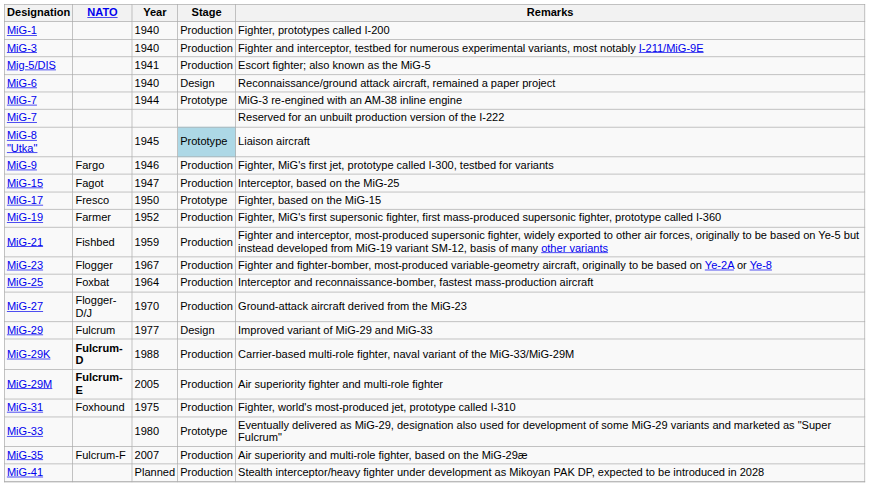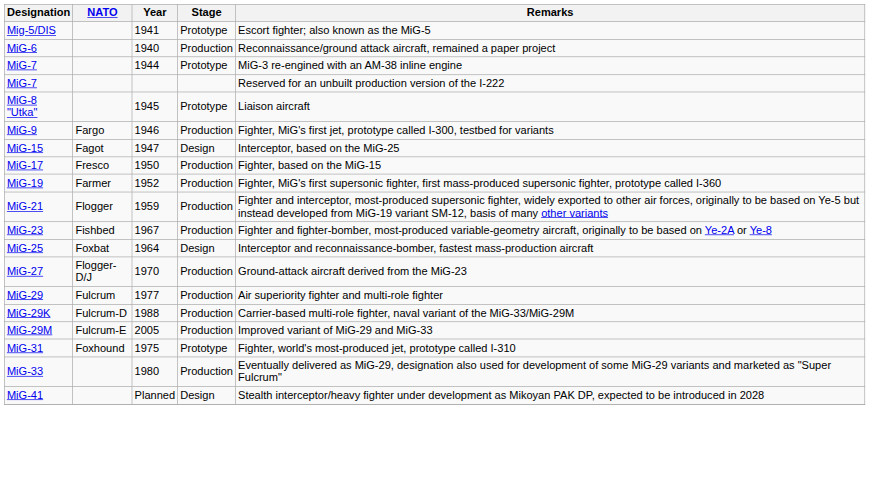- row: (22, 30)
- row: (22, 48)
(207, 65) Production -> (204, 30) Prototype
(197, 83) Design -> (207, 48) Production
(204, 142) lightblue background -> (204, 107) no background
(207, 183) Production -> (197, 148) Design
(204, 200) Prototype -> (207, 165) Production
(95, 241) Fishbed -> (94, 206) Flogger
(94, 265) Flogger -> (95, 230) Fishbed
(207, 283) Production -> (197, 248) Design
(197, 330) Design -> (207, 295) Production
(335, 330) Improved variant of MiG-29 and MiG-33 -> (341, 295) Air superiority fighter and multi-role fighter
(99, 354) bold -> (101, 313) normal
(99, 384) bold -> (101, 330) normal
(341, 384) Air superiority fighter and multi-role fighter -> (335, 330) Improved variant of MiG-29 and MiG-33
(207, 408) Production -> (204, 348) Prototype
(204, 431) Prototype -> (207, 371) Production
- row: (25, 455)
(207, 472) Production -> (197, 395) Design
